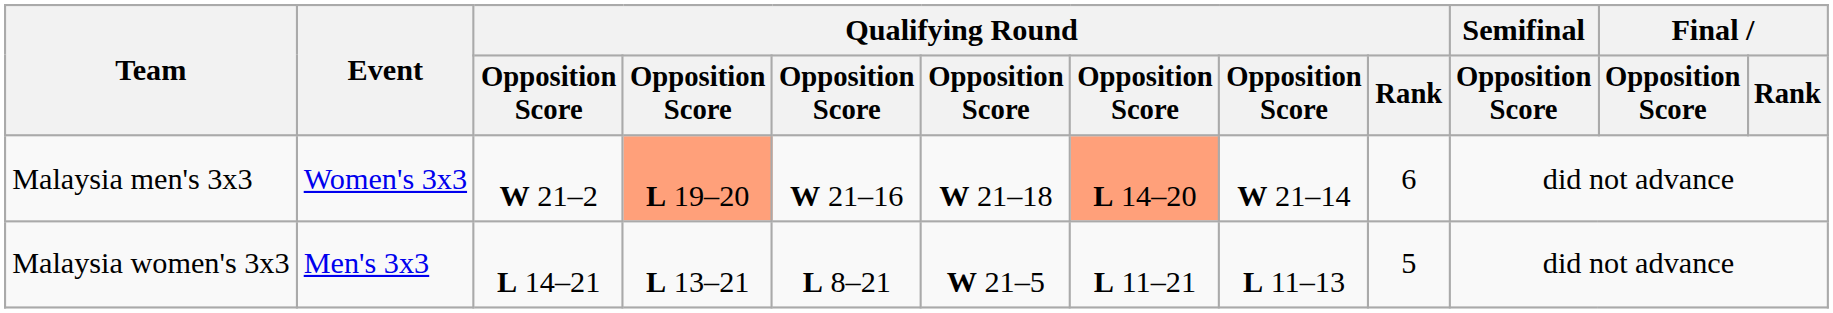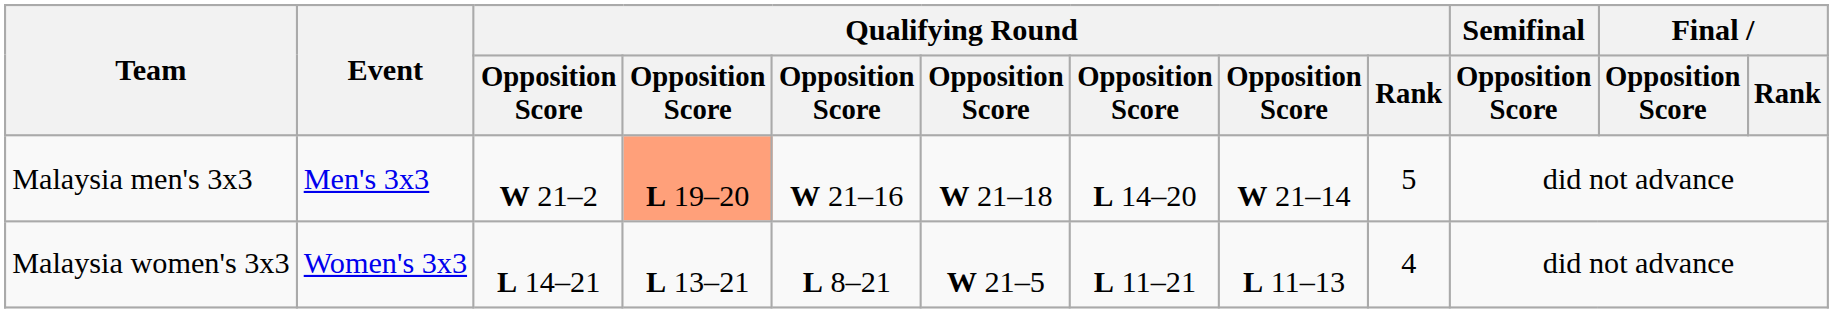(385, 178) Women's 3x3 -> (366, 178) Men's 3x3
(1145, 196) lightsalmon background -> (1145, 196) no background
(1409, 178) 6 -> (1409, 178) 5
(366, 263) Men's 3x3 -> (385, 263) Women's 3x3
(1409, 263) 5 -> (1409, 263) 4
